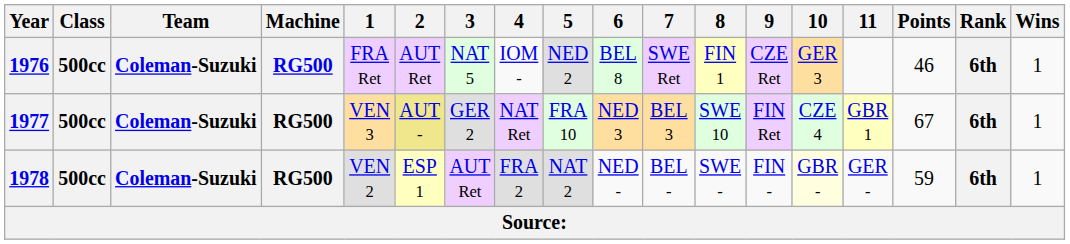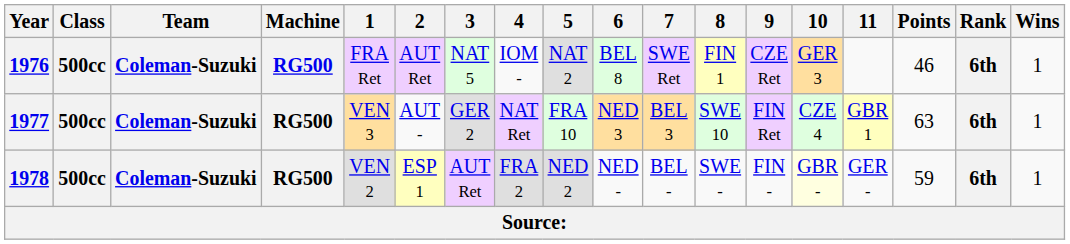(568, 65) NED 2 -> (568, 65) NAT 2
(420, 122) khaki background -> (420, 122) no background
(924, 122) 67 -> (924, 122) 63
(568, 178) NAT 2 -> (568, 178) NED 2
